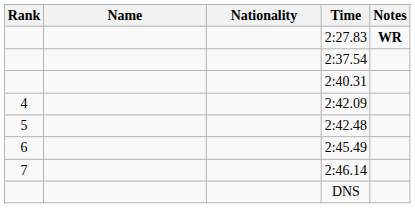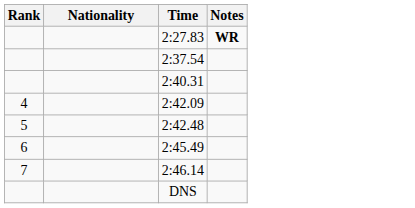- column: (125, 15)
